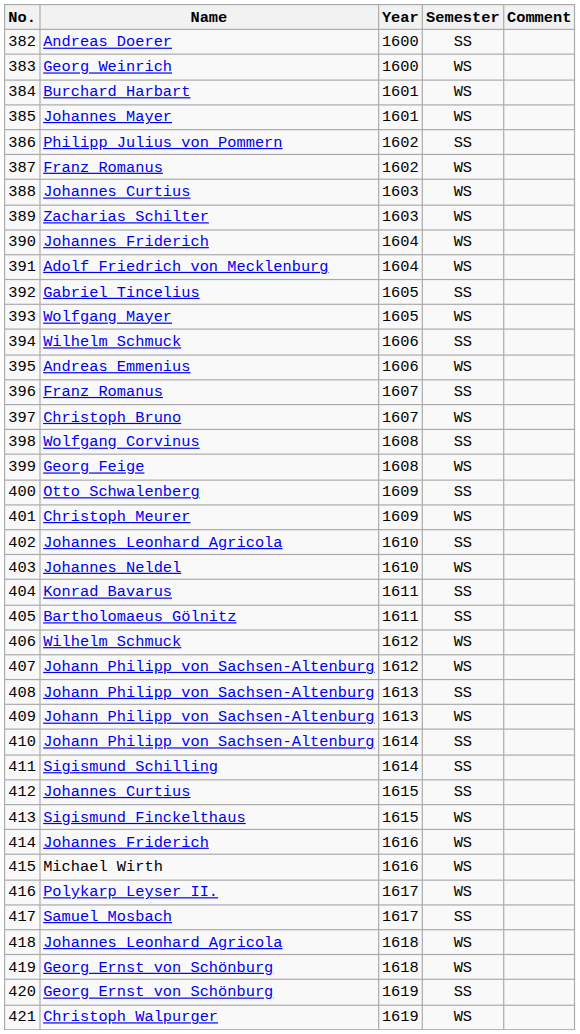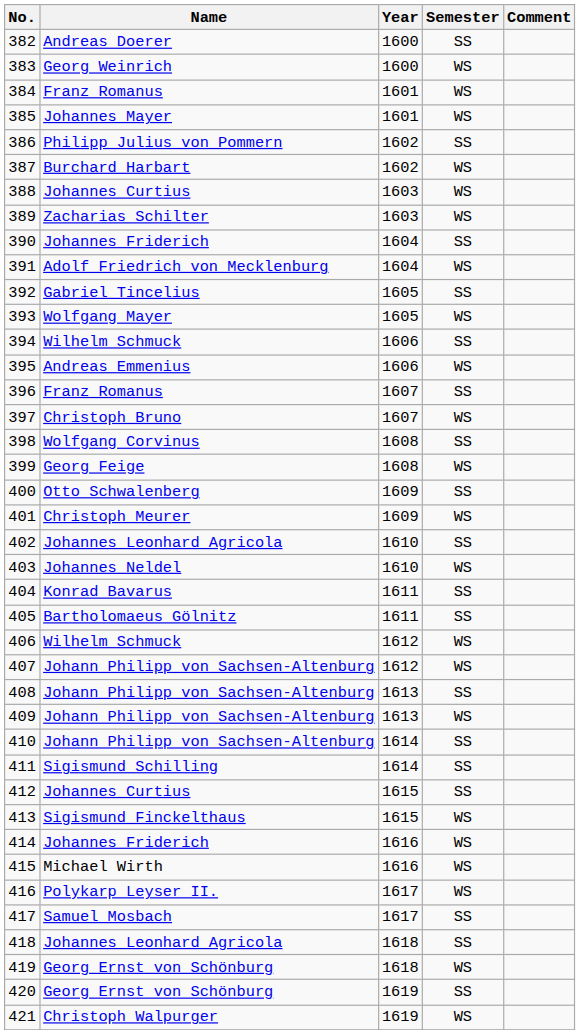(117, 92) Burchard Harbart -> (103, 92) Franz Romanus
(103, 167) Franz Romanus -> (117, 167) Burchard Harbart
(463, 242) WS -> (463, 242) SS
(463, 942) WS -> (463, 942) SS
